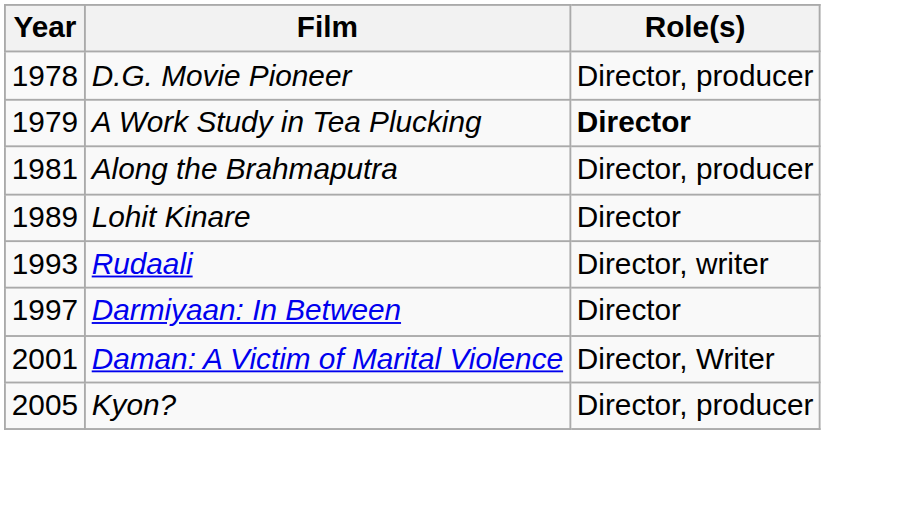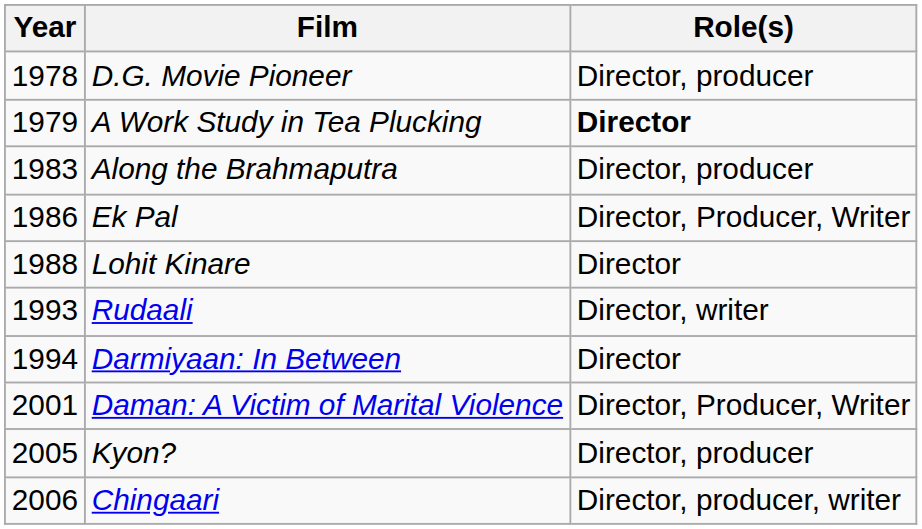(45, 169) 1981 -> (45, 169) 1983
+ row: (135, 216)
(45, 216) 1989 -> (45, 264) 1988
(45, 311) 1997 -> (45, 358) 1994
(676, 358) Director, Writer -> (744, 405) Director, Producer, Writer
+ row: (155, 500)
